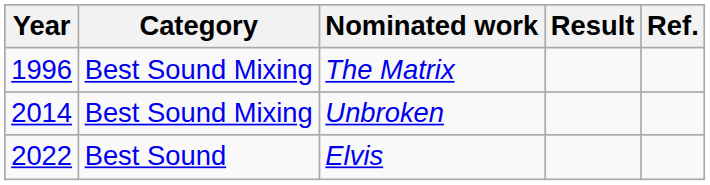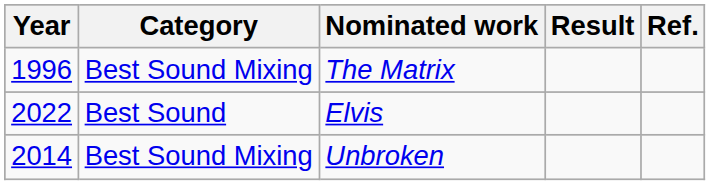rows swapped: (385, 112) <-> (354, 156)
